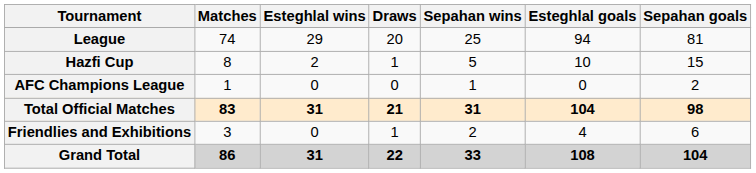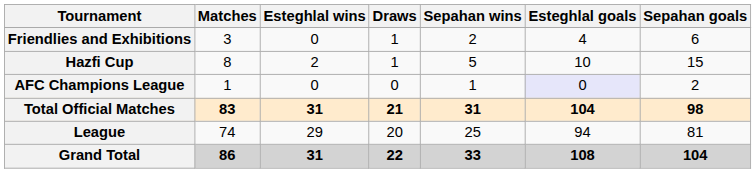rows swapped: (99, 39) <-> (99, 132)
(582, 86) no background -> (582, 86) lavender background
